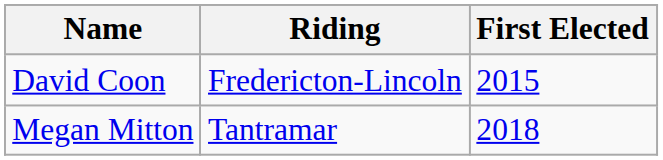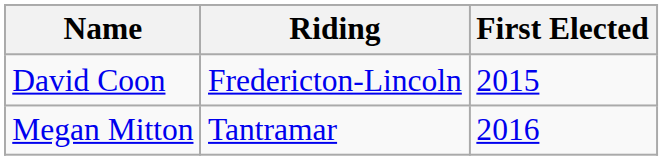(508, 129) 2018 -> (508, 129) 2016
